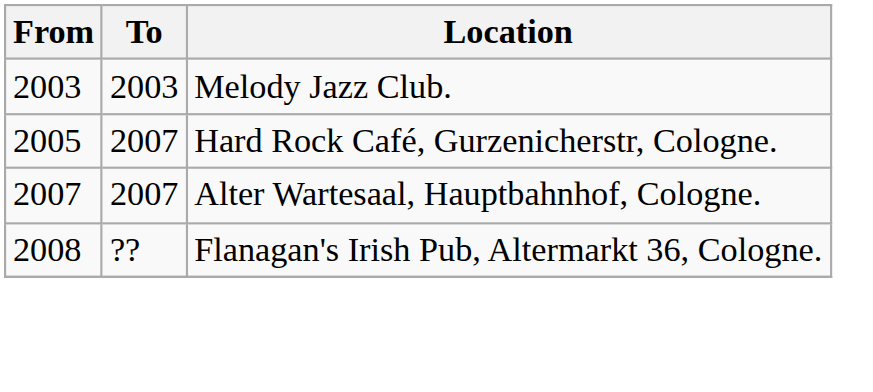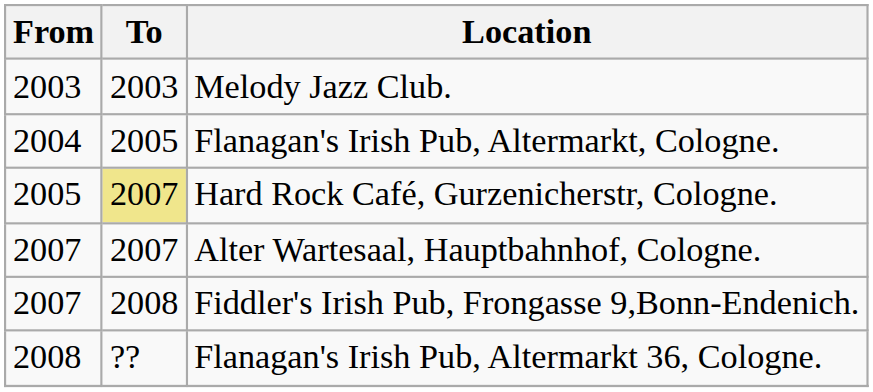+ row: (487, 140)
(144, 140) no background -> (144, 194) khaki background
+ row: (527, 303)
